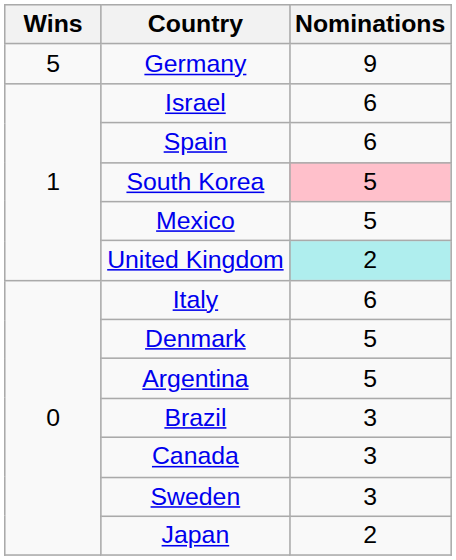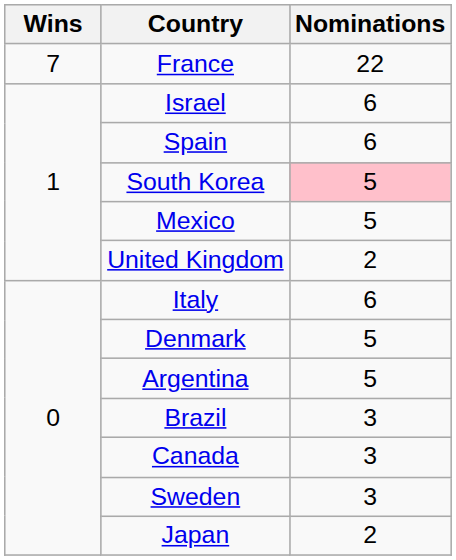+ row: (195, 63)
- row: (195, 63)
(370, 260) paleturquoise background -> (370, 260) no background
